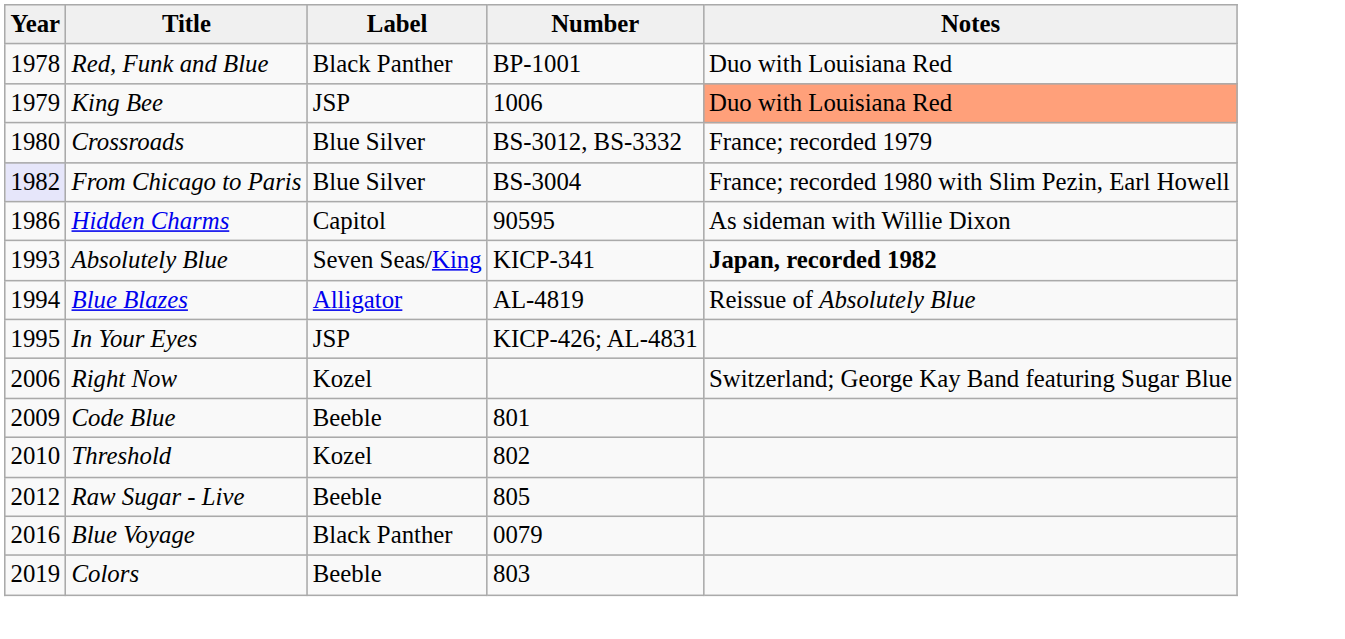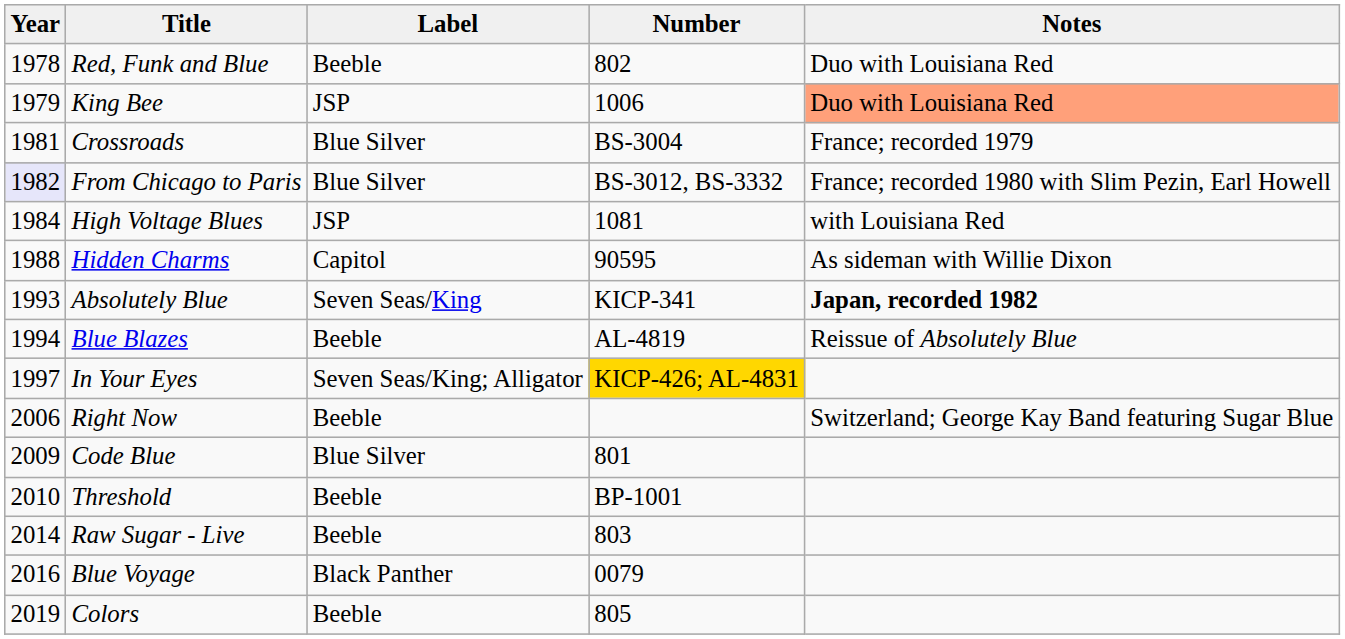(383, 63) Black Panther -> (347, 63) Beeble
(537, 63) BP-1001 -> (613, 63) 802
(35, 142) 1980 -> (35, 142) 1981
(587, 142) BS-3012, BS-3332 -> (638, 142) BS-3004
(537, 181) BS-3004 -> (689, 181) BS-3012, BS-3332
+ row: (167, 220)
(35, 220) 1986 -> (35, 260) 1988
(358, 299) Alligator -> (347, 338) Beeble
(35, 338) 1995 -> (35, 378) 1997
(331, 338) JSP -> (448, 378) Seven Seas/King; Alligator
(595, 338) no background -> (697, 378) gold background
(342, 378) Kozel -> (347, 417) Beeble
(347, 417) Beeble -> (369, 456) Blue Silver
(342, 456) Kozel -> (347, 496) Beeble
(512, 456) 802 -> (638, 496) BP-1001
(35, 496) 2012 -> (35, 535) 2014
(512, 496) 805 -> (613, 535) 803
(512, 574) 803 -> (613, 614) 805
